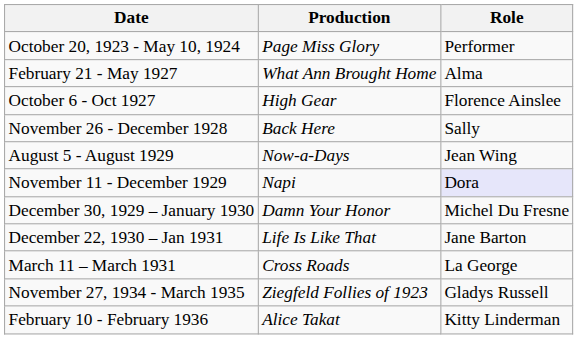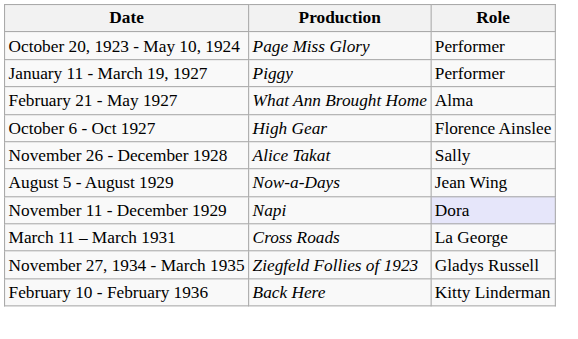+ row: (108, 73)
(299, 127) Back Here -> (291, 155) Alice Takat
- row: (131, 210)
- row: (116, 237)
(301, 319) Alice Takat -> (289, 292) Back Here
